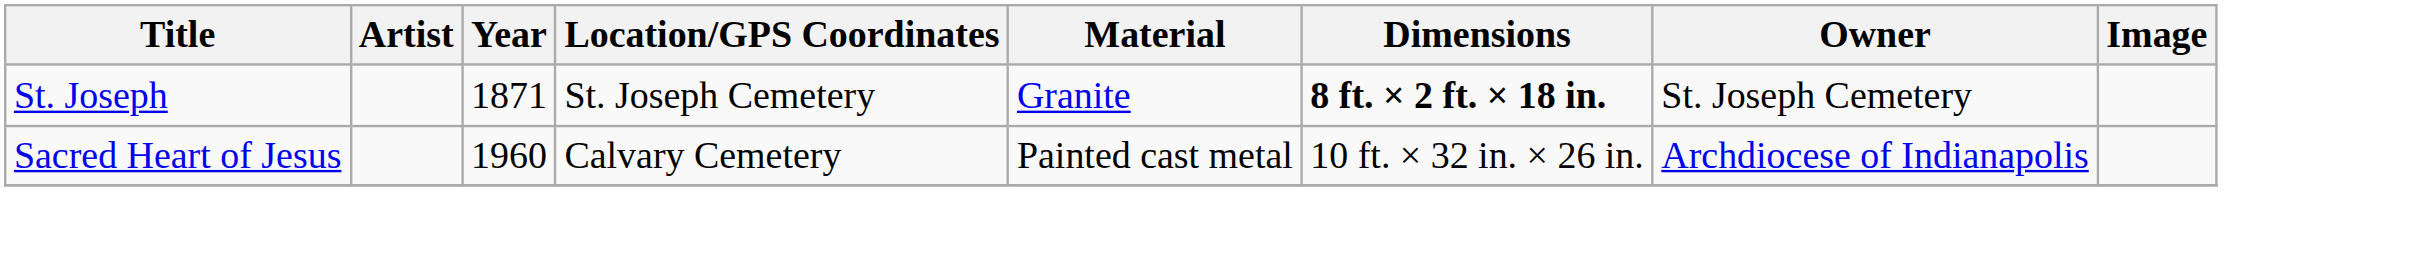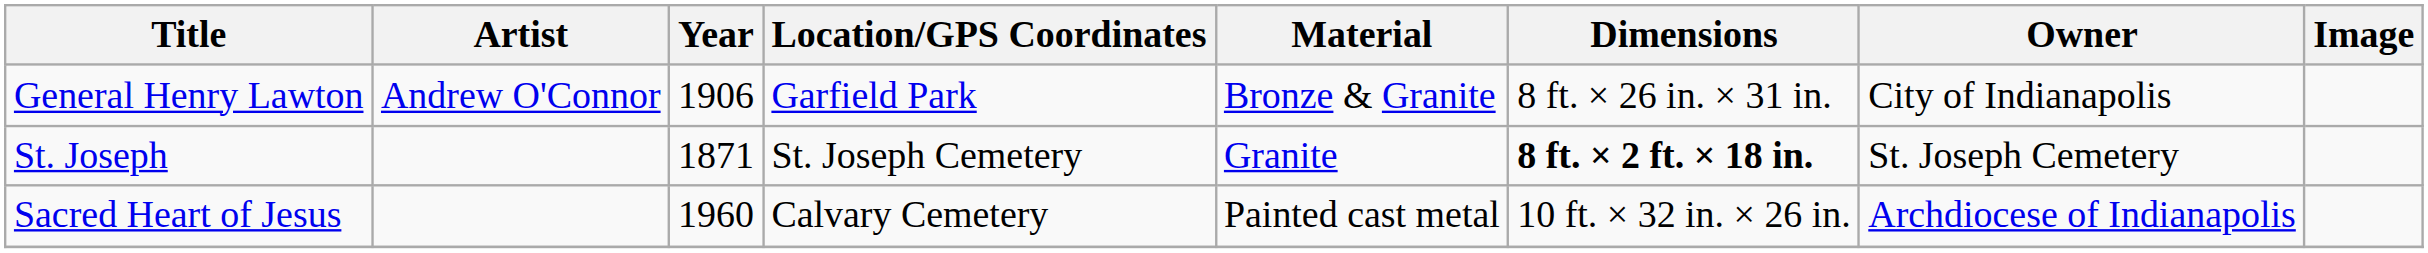+ row: (189, 94)
